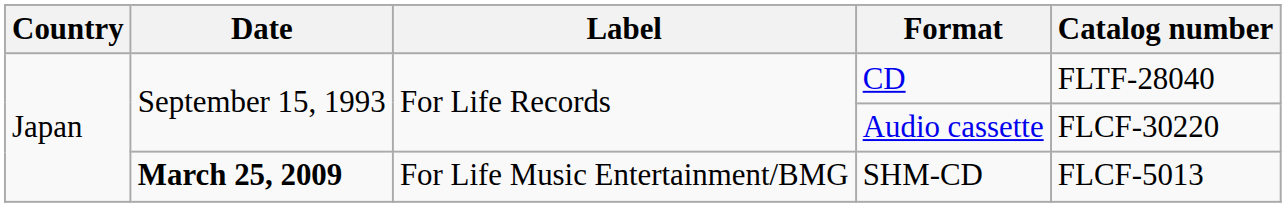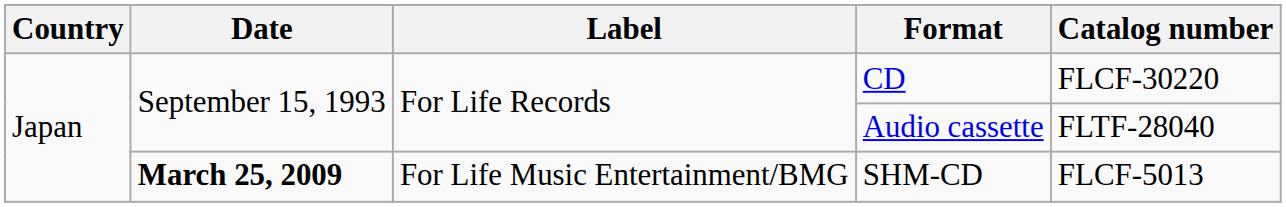(1136, 77) FLTF-28040 -> (1139, 77) FLCF-30220
(1139, 126) FLCF-30220 -> (1136, 126) FLTF-28040
